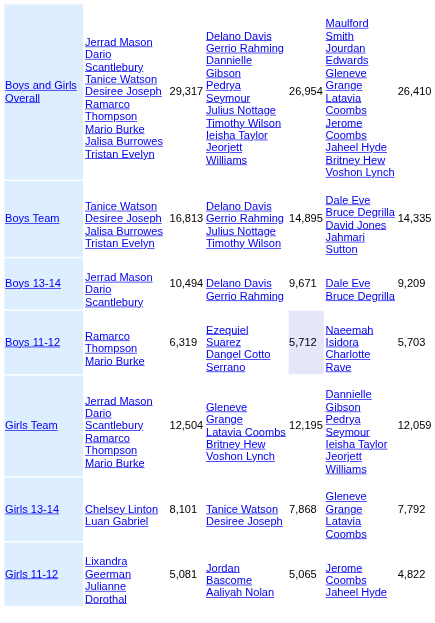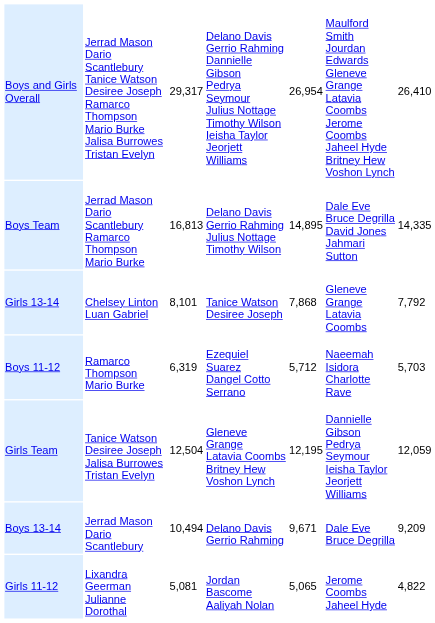(124, 225) Tanice Watson Desiree Joseph Jalisa Burrowes Tristan Evelyn -> (119, 231) Jerrad Mason Dario Scantlebury Ramarco Thompson Mario Burke
rows swapped: (33, 283) <-> (32, 509)
(303, 342) lavender background -> (303, 367) no background
(119, 432) Jerrad Mason Dario Scantlebury Ramarco Thompson Mario Burke -> (124, 457) Tanice Watson Desiree Joseph Jalisa Burrowes Tristan Evelyn
